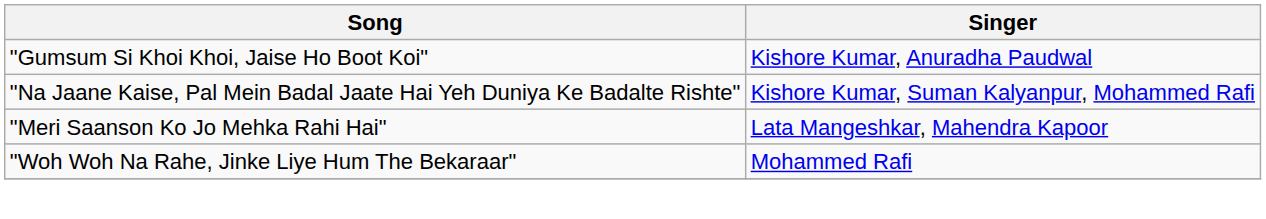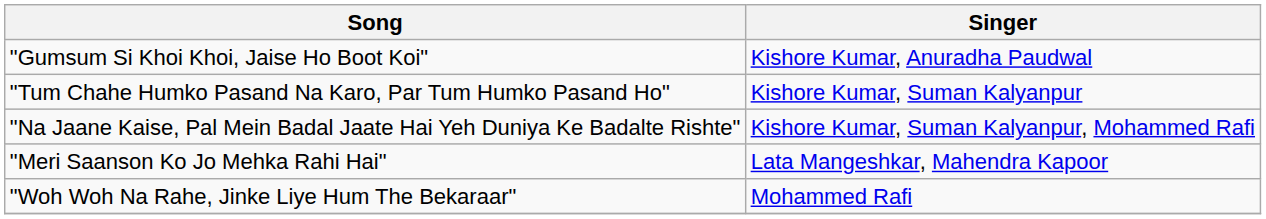+ row: (340, 92)
